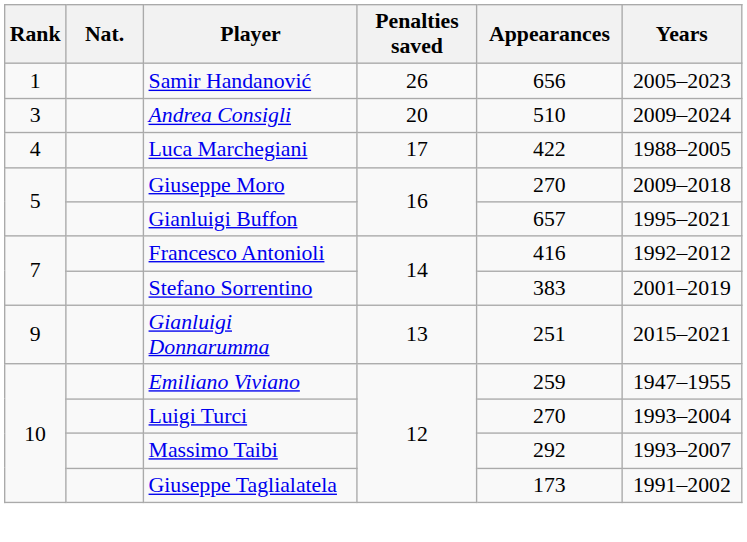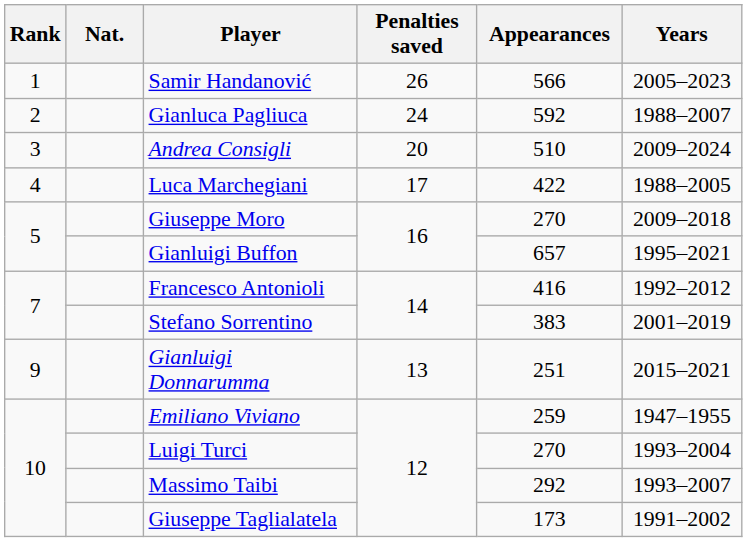(549, 80) 656 -> (549, 80) 566
+ row: (228, 115)
